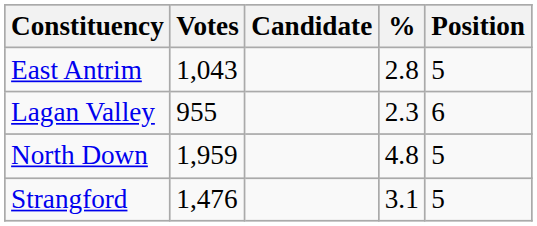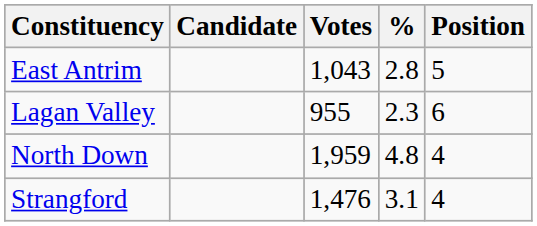columns swapped: (312, 26) <-> (208, 26)
(438, 155) 5 -> (438, 155) 4
(438, 198) 5 -> (438, 198) 4
